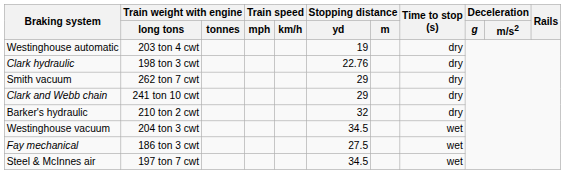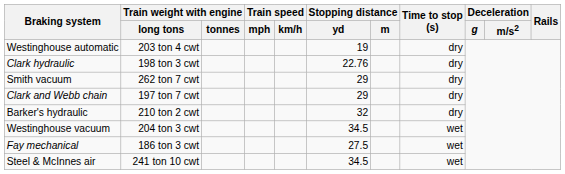(166, 96) 241 ton 10 cwt -> (169, 96) 197 ton 7 cwt
(169, 161) 197 ton 7 cwt -> (166, 161) 241 ton 10 cwt
